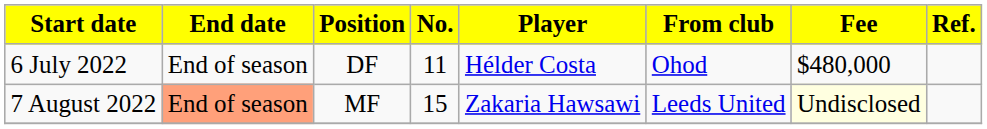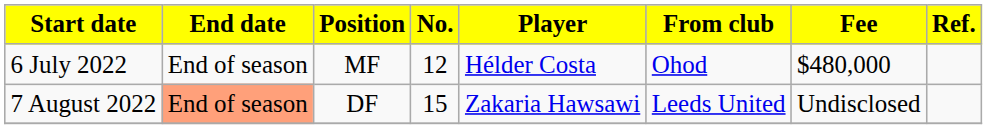(362, 63) DF -> (362, 63) MF
(435, 63) 11 -> (435, 63) 12
(362, 103) MF -> (362, 103) DF
(859, 103) lightyellow background -> (859, 103) no background
